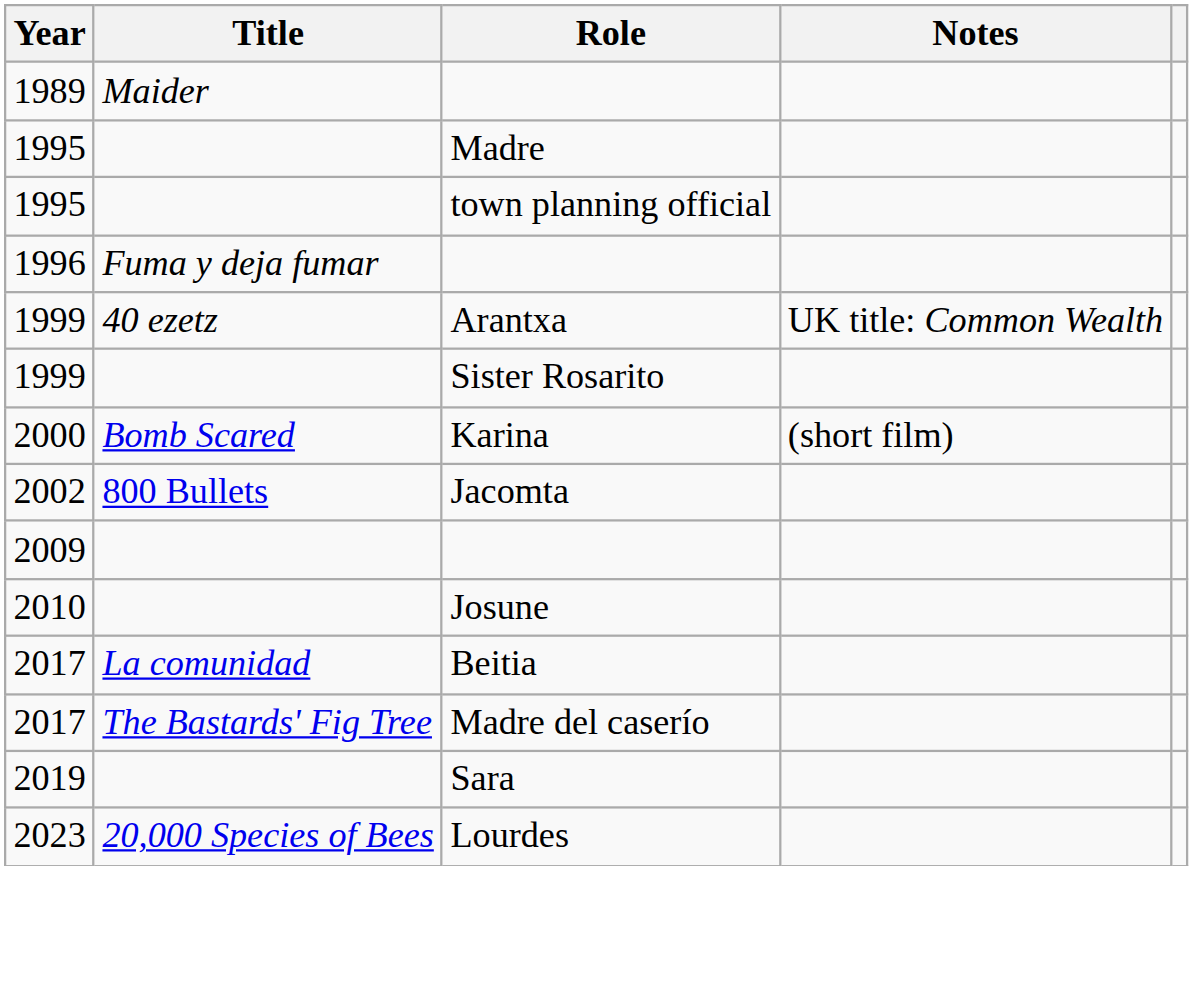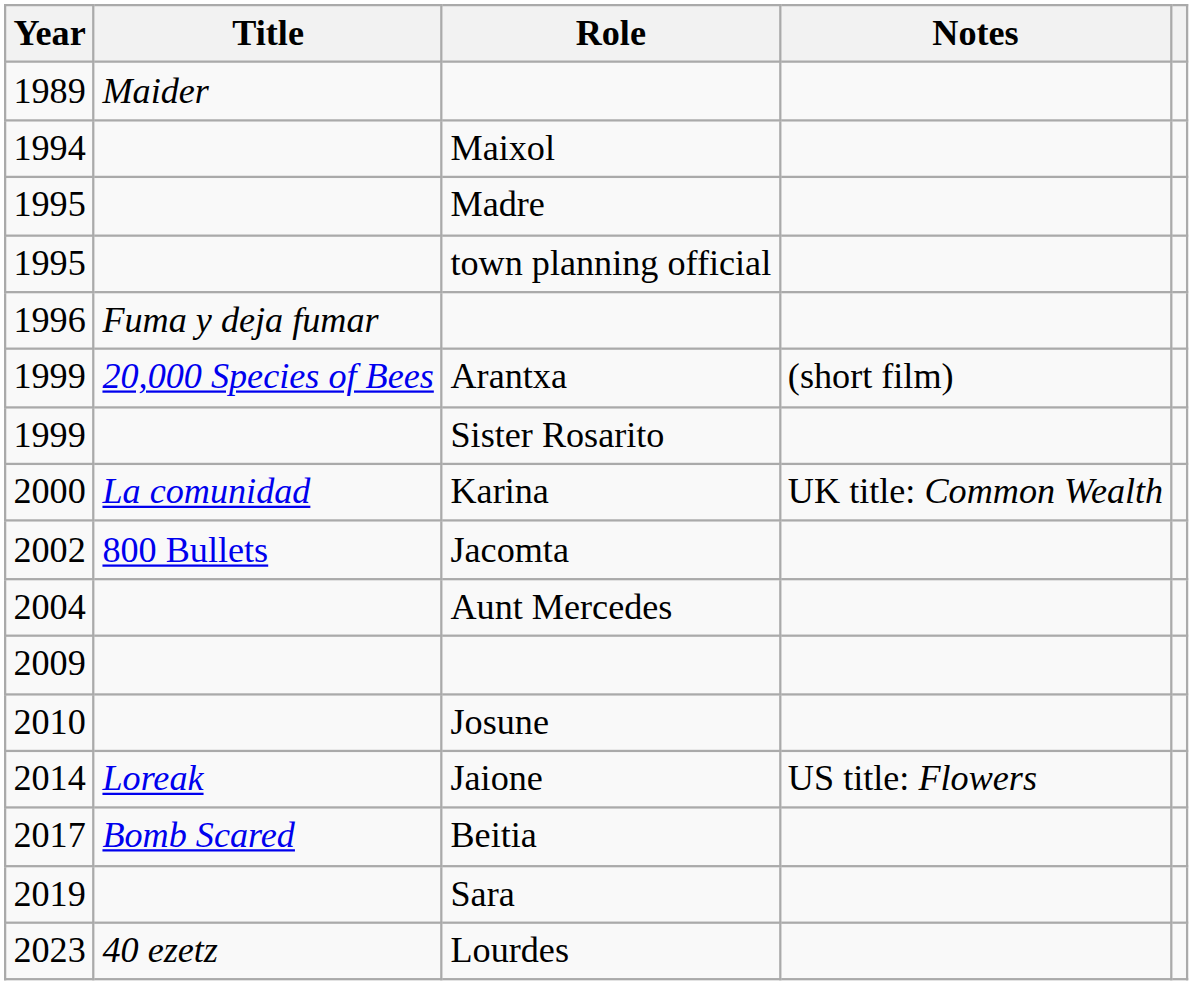+ row: (50, 147)
(160, 319) 40 ezetz -> (268, 377) 20,000 Species of Bees
(976, 319) UK title: Common Wealth -> (871, 377) (short film)
(199, 434) Bomb Scared -> (206, 491) La comunidad
(871, 434) (short film) -> (976, 491) UK title: Common Wealth
+ row: (50, 606)
+ row: (50, 778)
(206, 663) La comunidad -> (199, 836) Bomb Scared
- row: (50, 721)
(268, 836) 20,000 Species of Bees -> (160, 950) 40 ezetz
